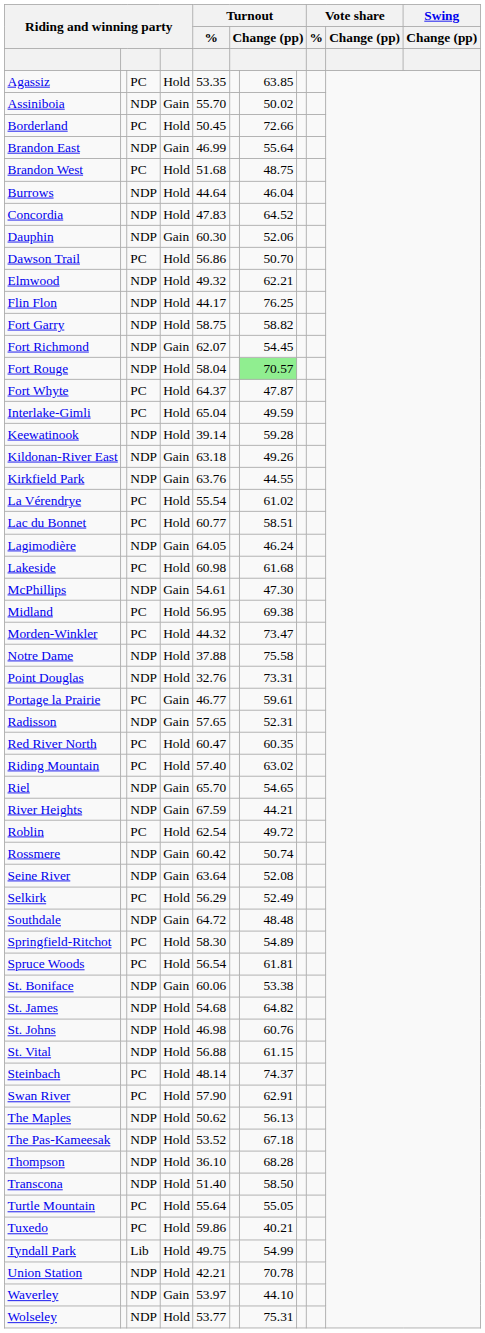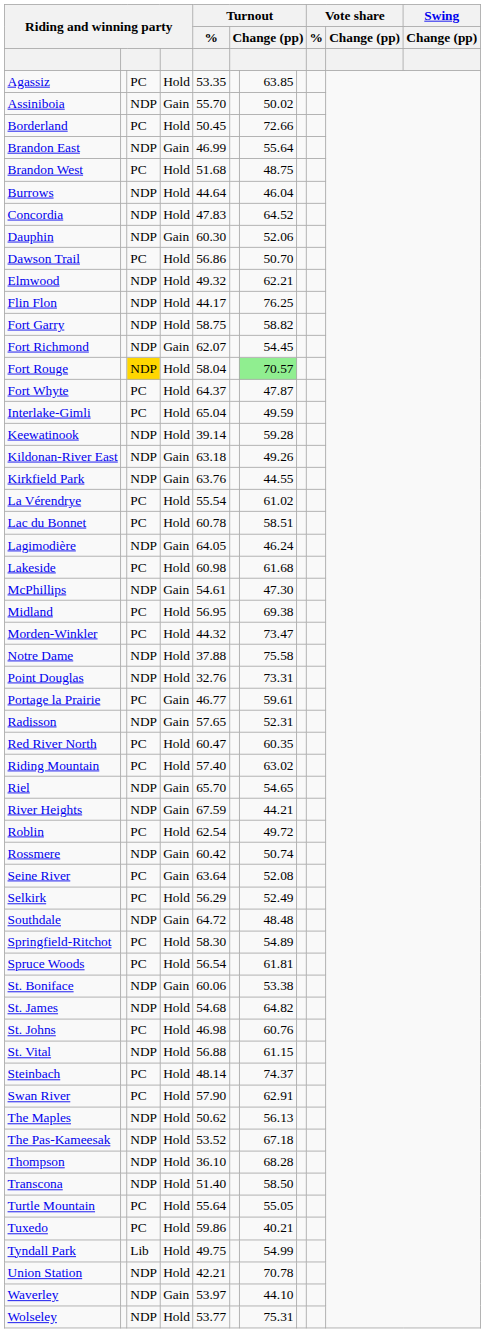(144, 368) no background -> (144, 368) gold background
(211, 522) 60.77 -> (211, 522) 60.78
(144, 875) NDP -> (138, 875) PC
(144, 1030) NDP -> (138, 1030) PC
